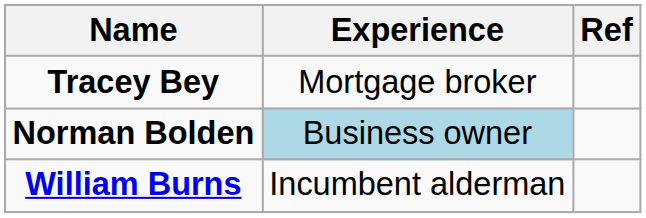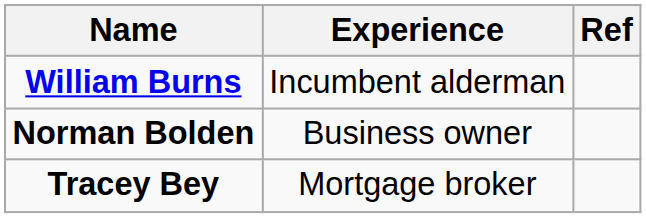rows swapped: (133, 81) <-> (133, 184)
(417, 133) lightblue background -> (417, 133) no background
